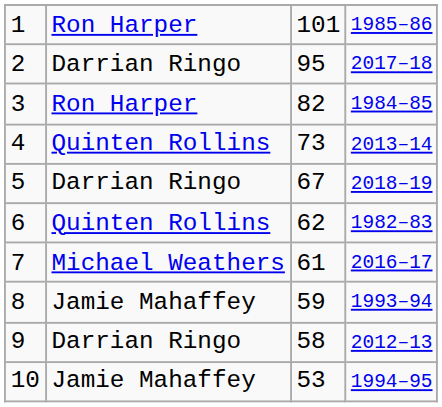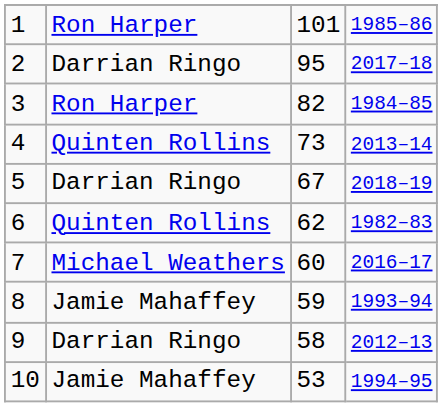(311, 262) 61 -> (311, 262) 60
